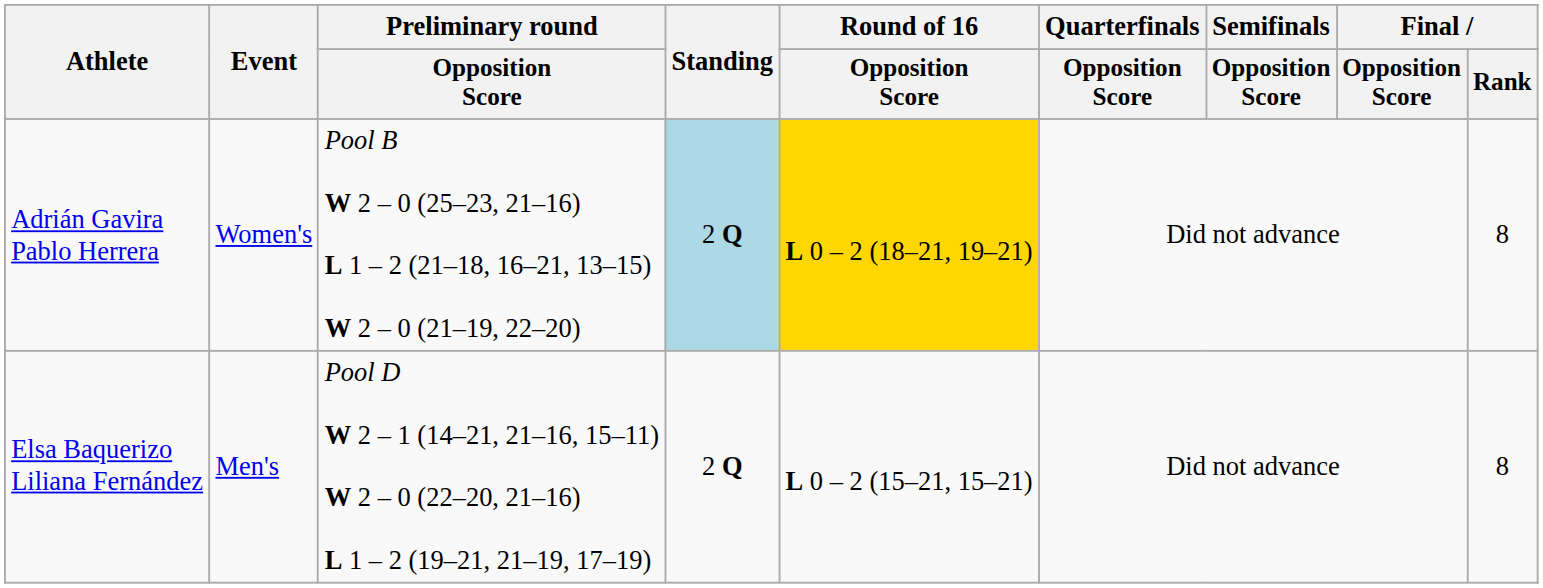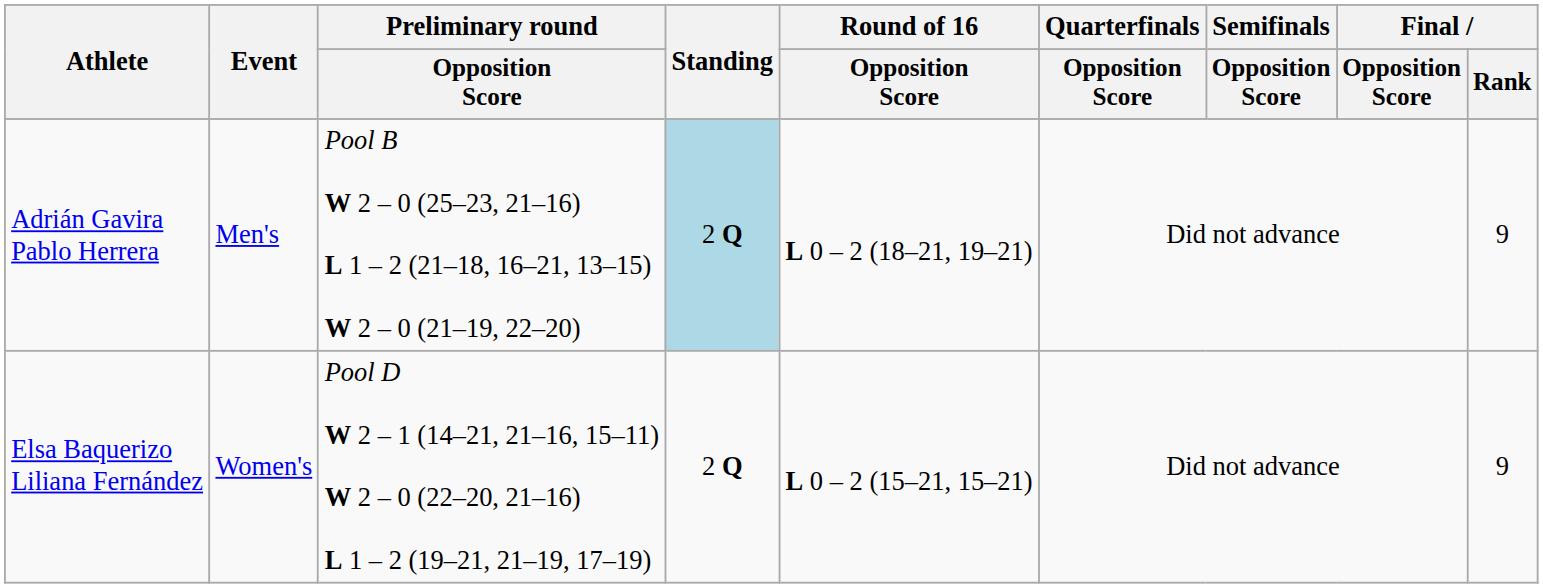(264, 235) Women's -> (247, 235) Men's
(909, 250) gold background -> (909, 250) no background
(1502, 235) 8 -> (1502, 235) 9
(247, 466) Men's -> (264, 466) Women's
(1502, 466) 8 -> (1502, 466) 9
